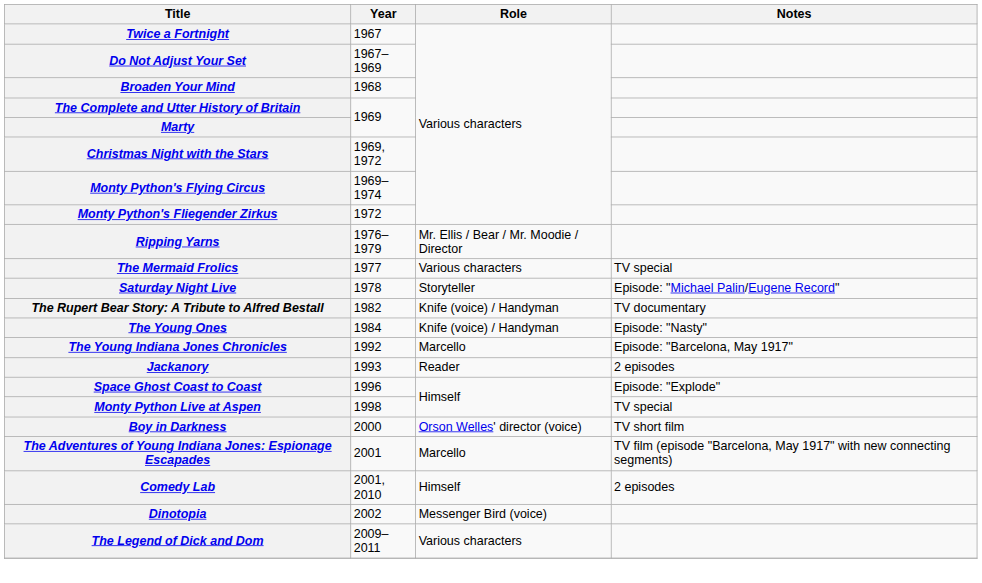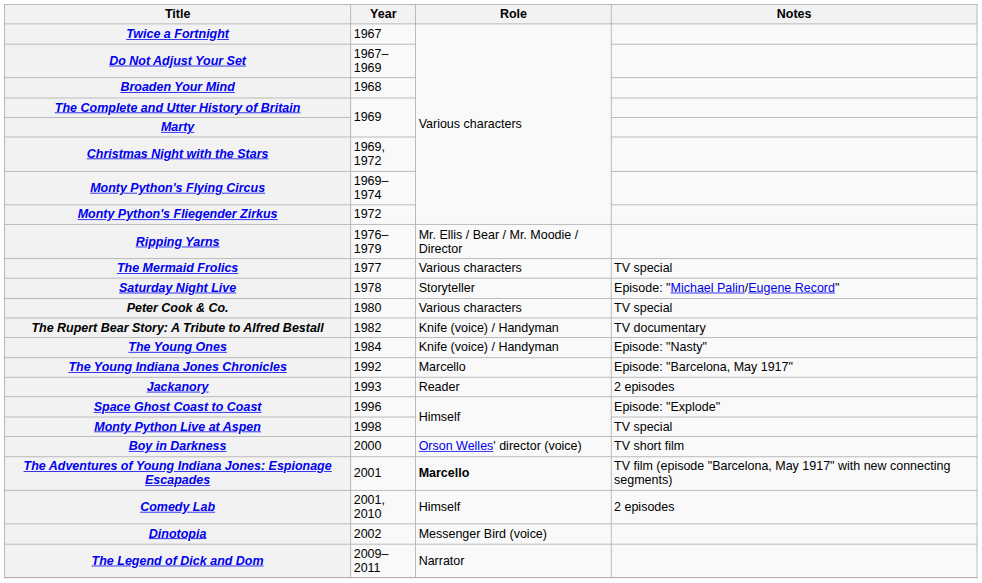+ row: (178, 308)
(442, 453) normal -> (444, 473) bold
(470, 541) Various characters -> (442, 560) Narrator
